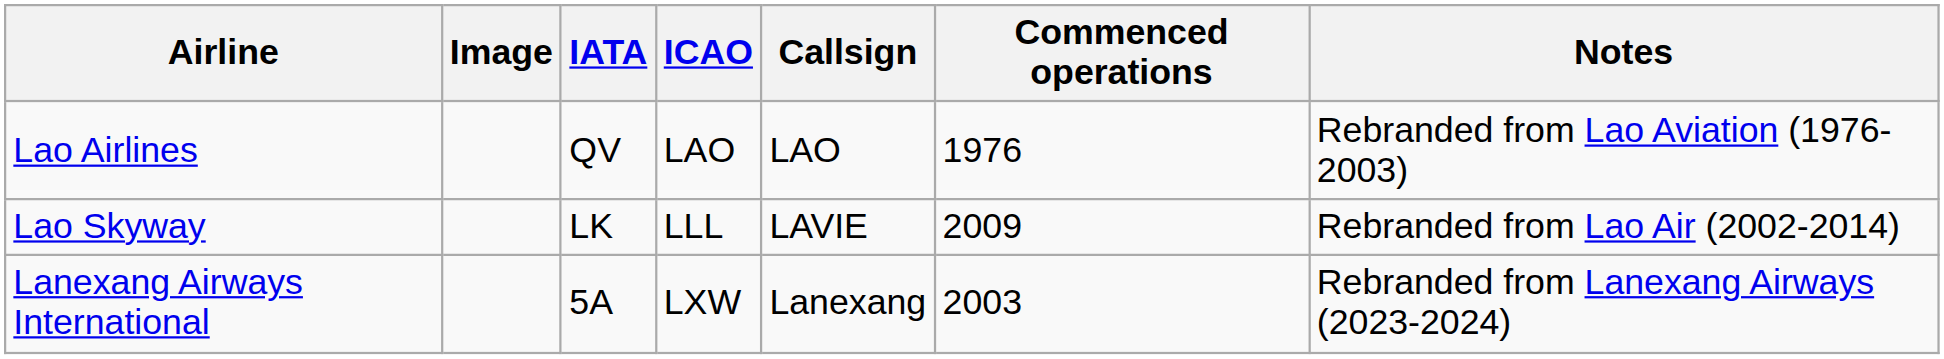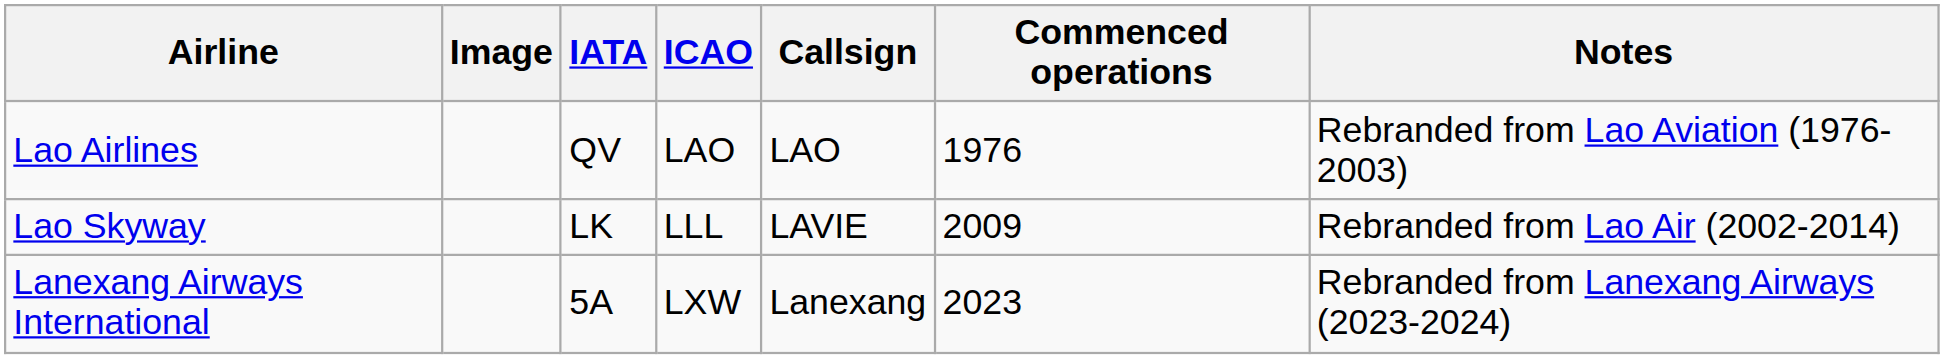(982, 302) 2003 -> (982, 302) 2023
